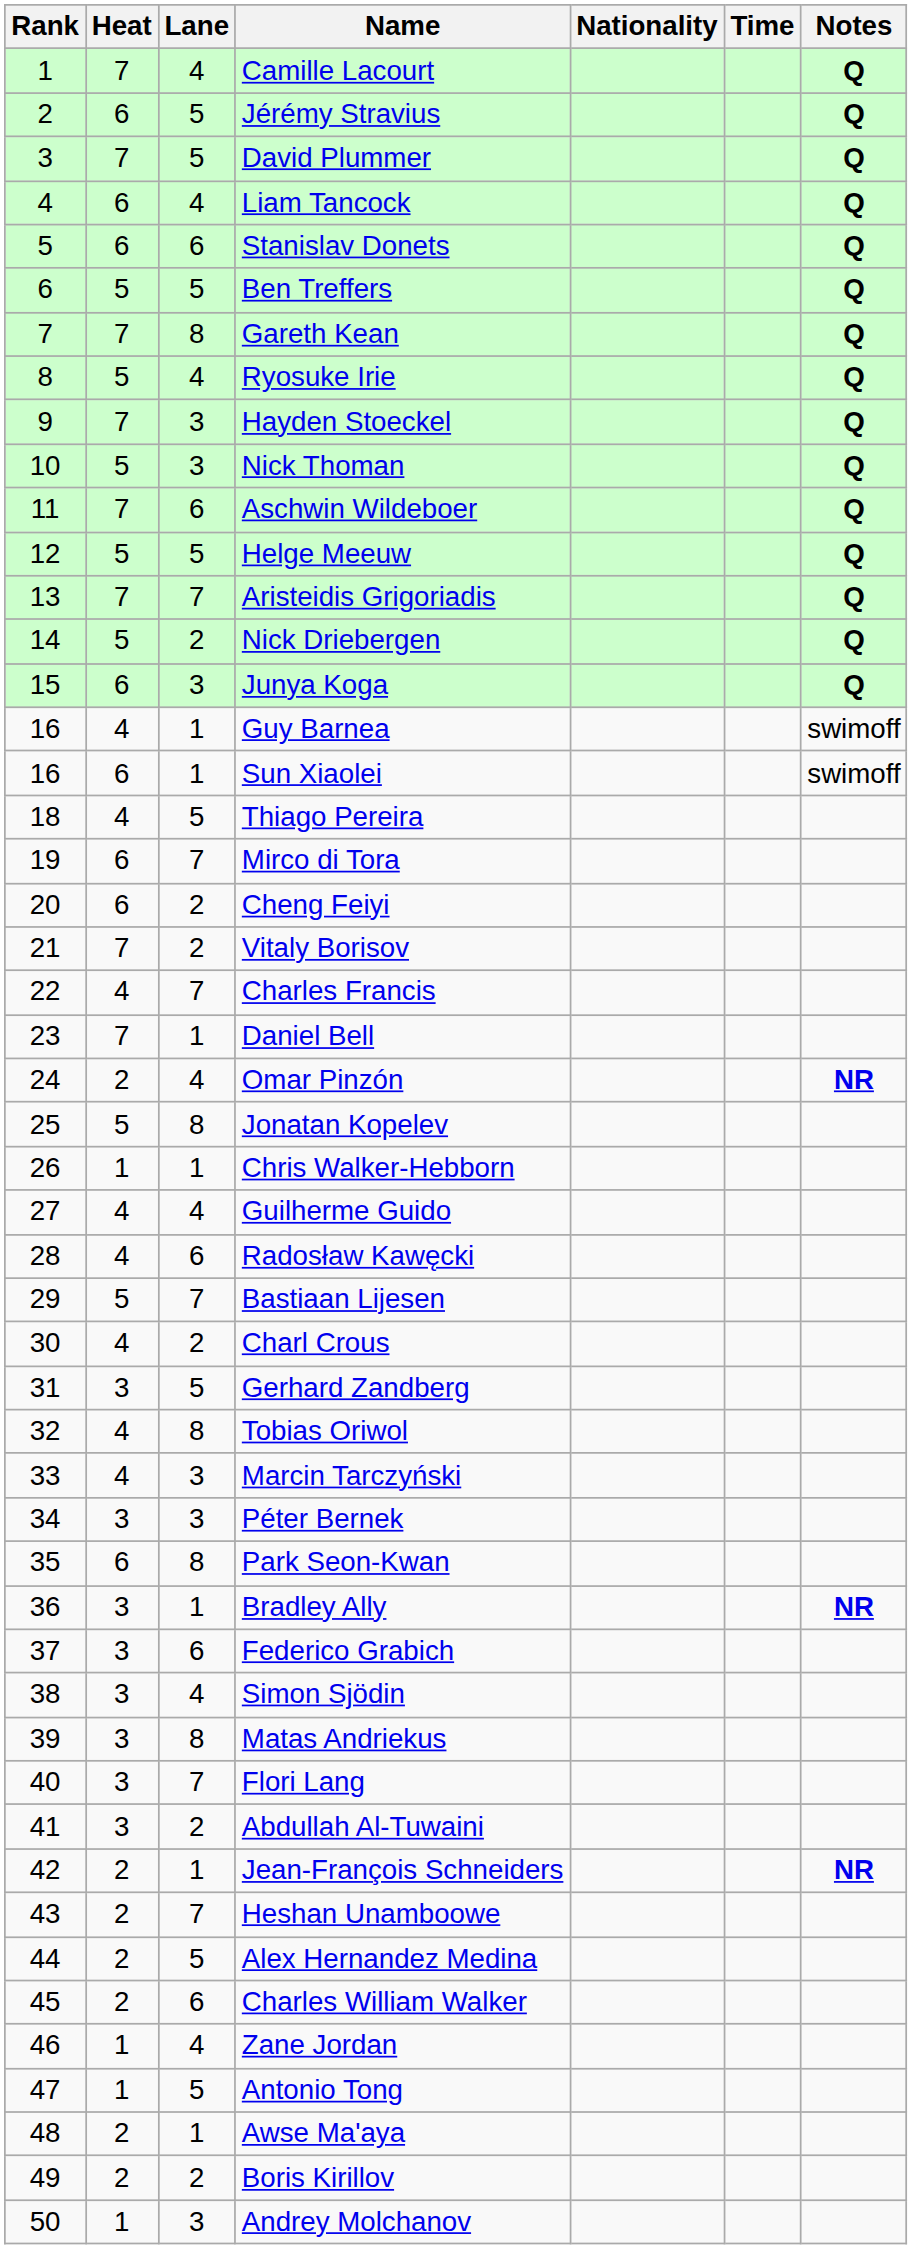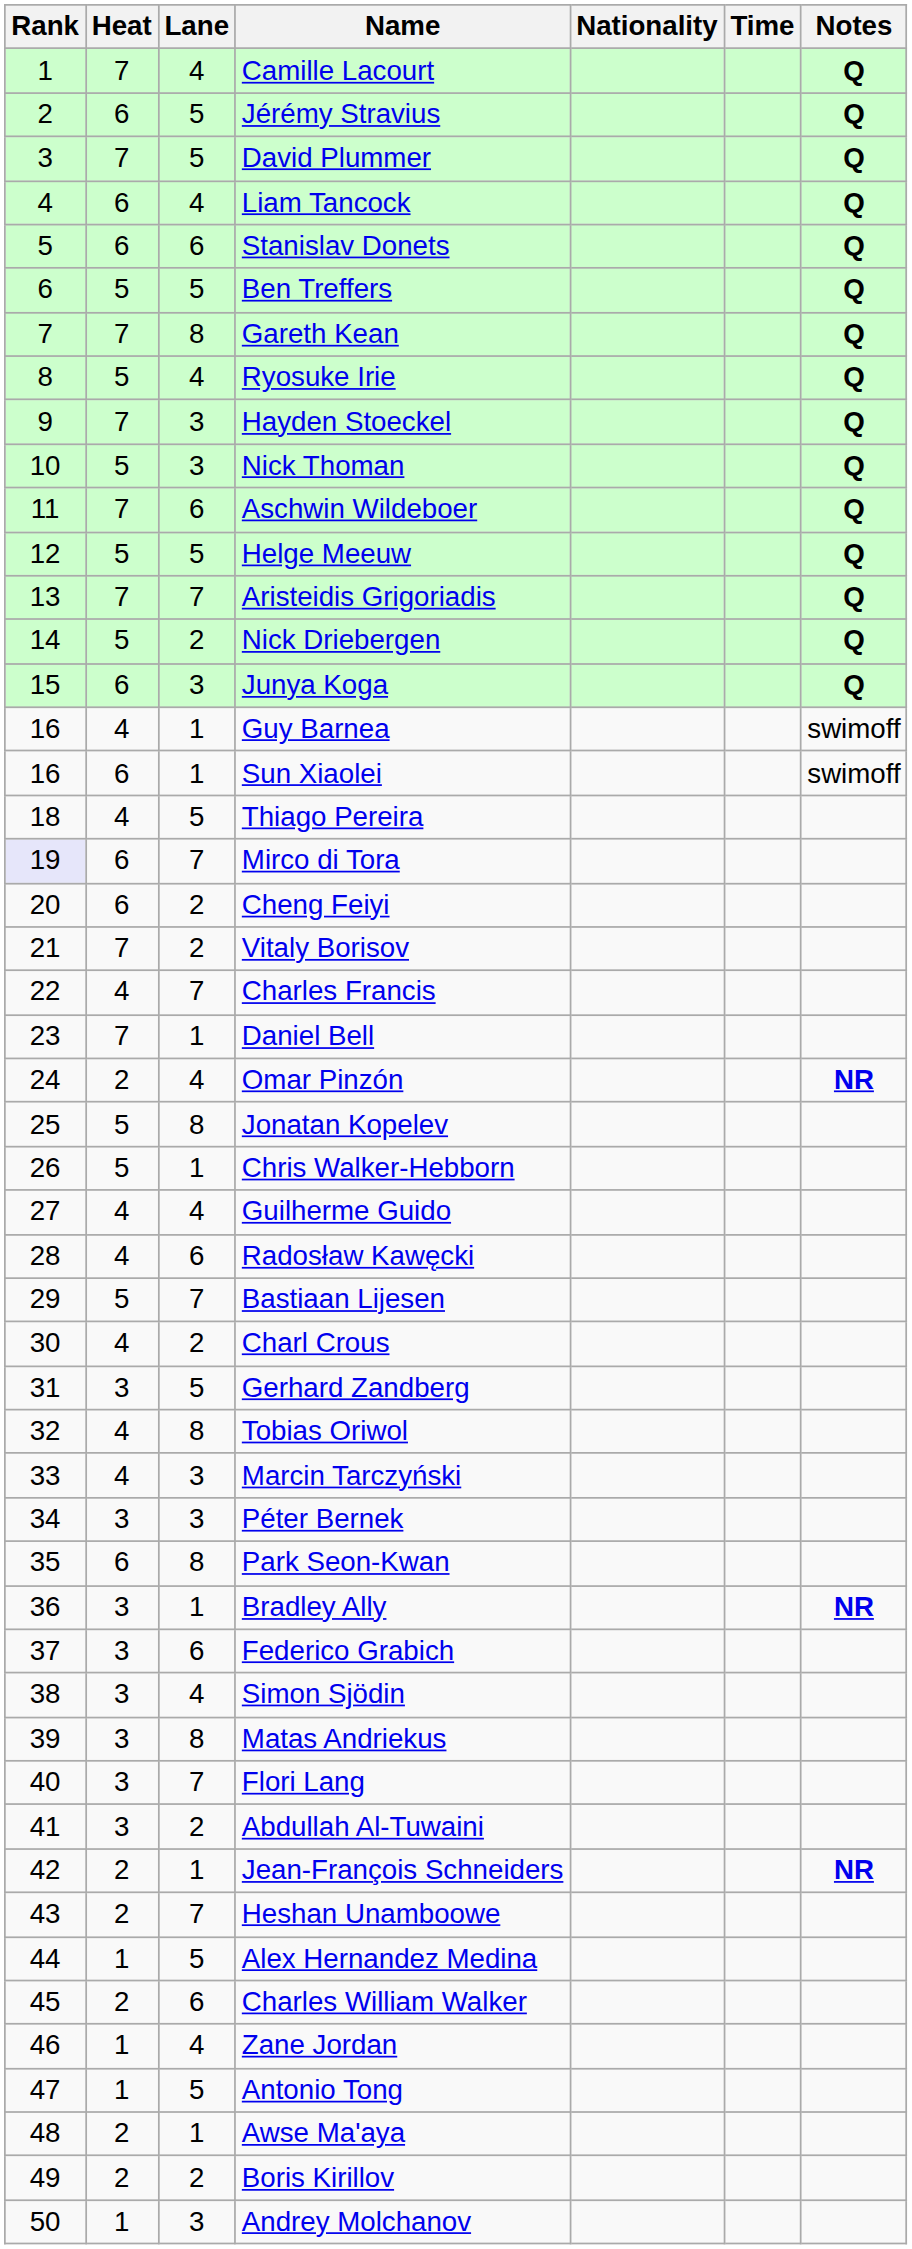(45, 860) no background -> (45, 860) lavender background
(122, 1167) 1 -> (122, 1167) 5
(122, 1957) 2 -> (122, 1957) 1
